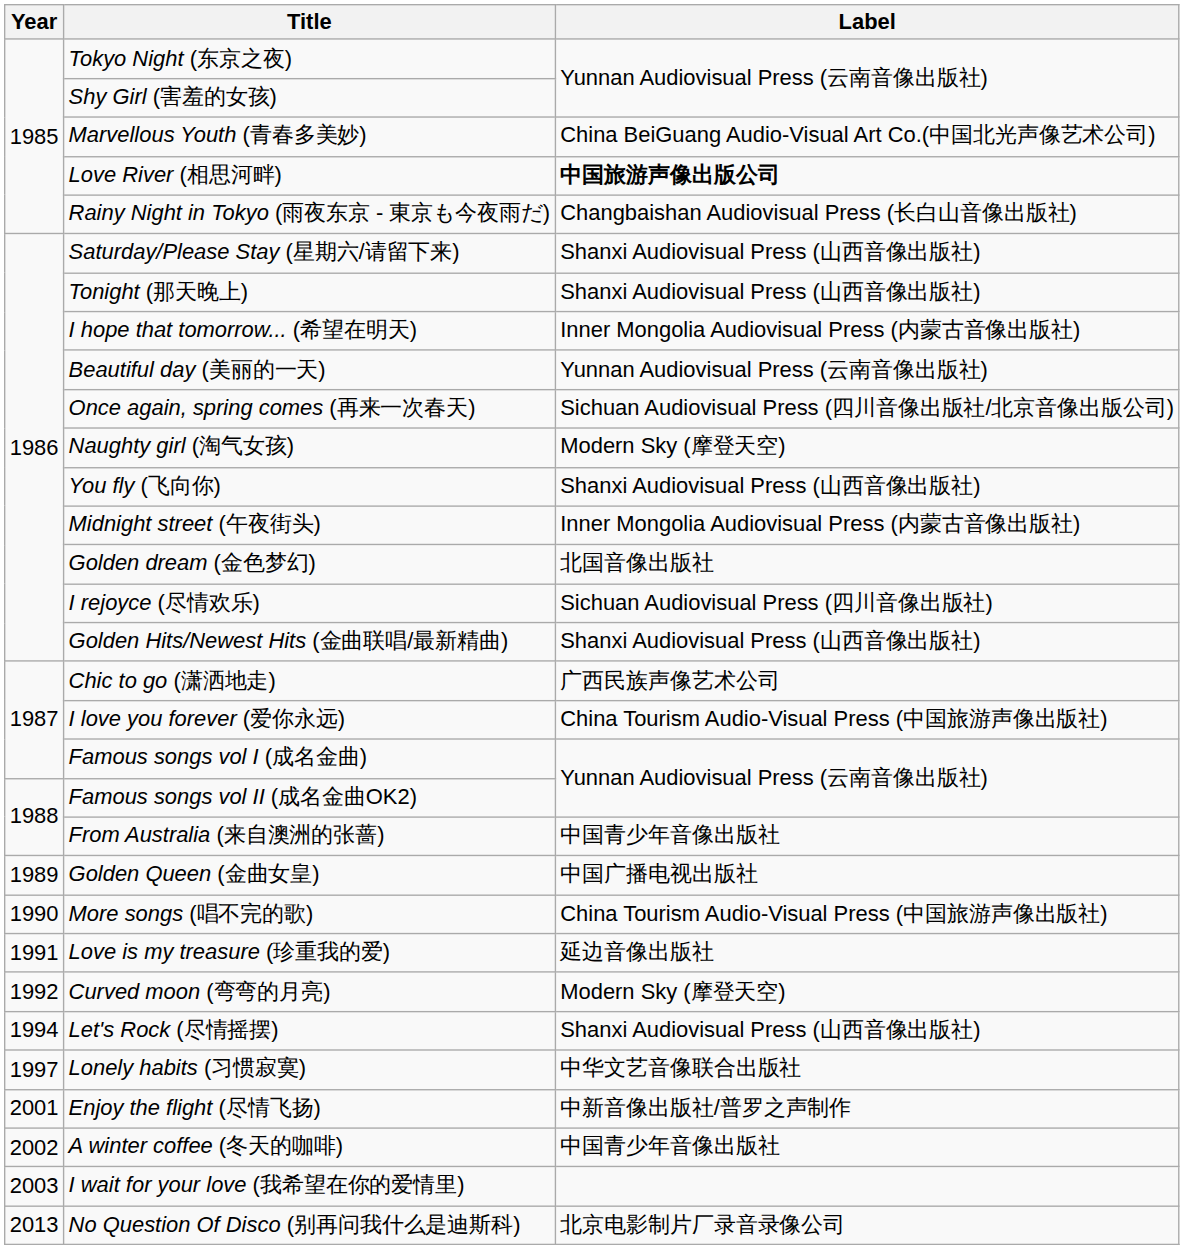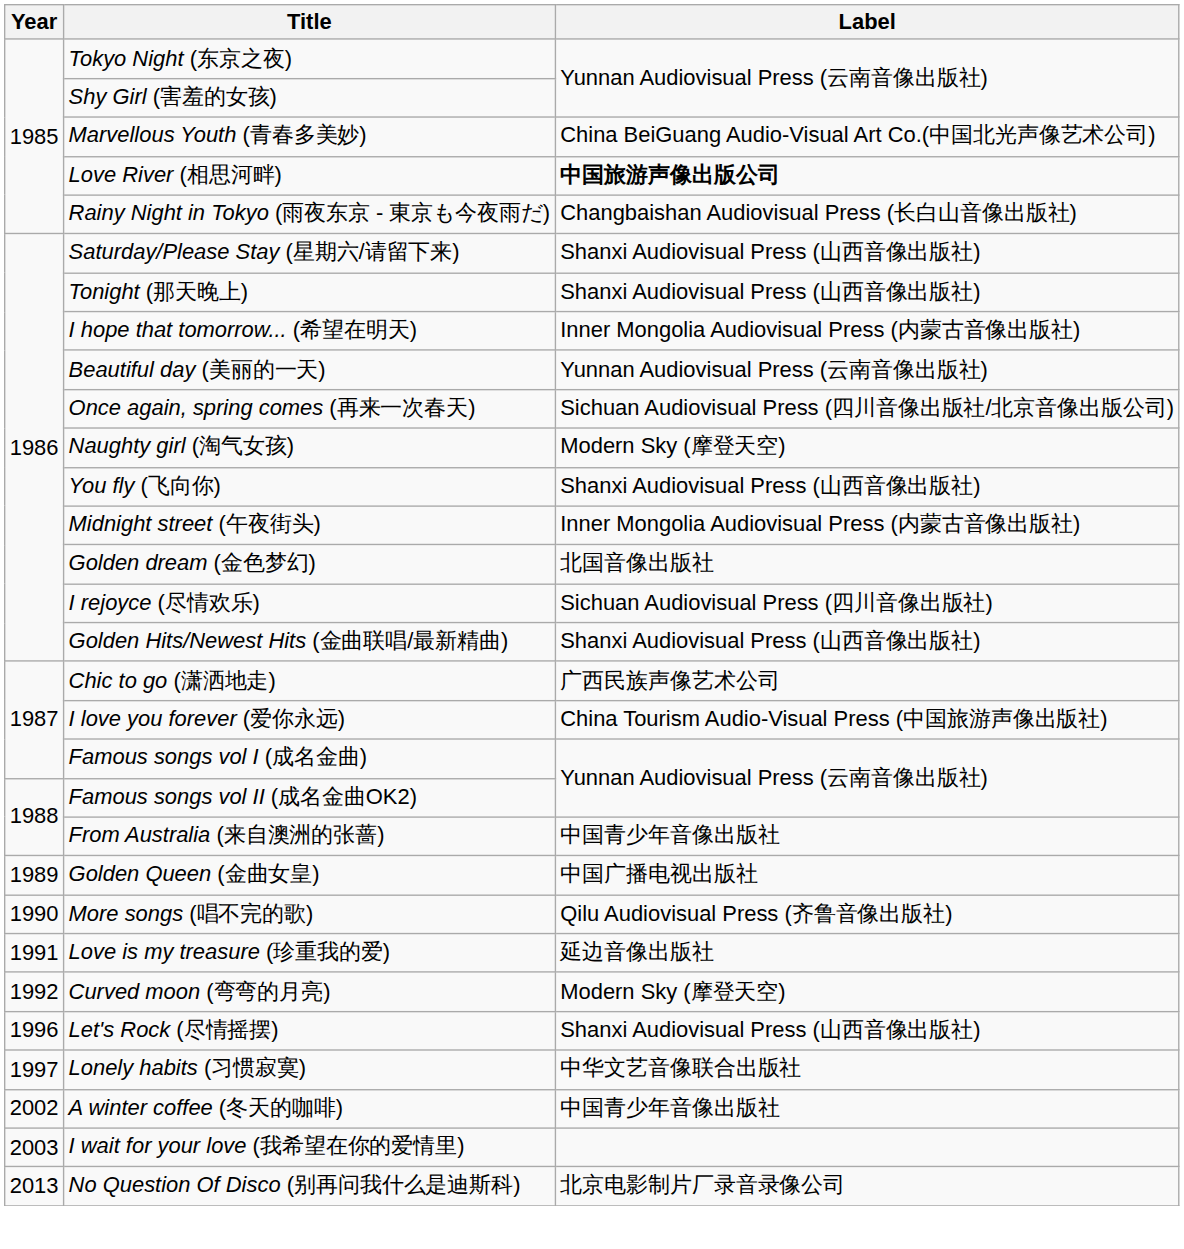(834, 913) China Tourism Audio-Visual Press (中国旅游声像出版社) -> (756, 913) Qilu Audiovisual Press (齐鲁音像出版社)
(34, 1030) 1994 -> (34, 1030) 1996
- row: (195, 1107)
